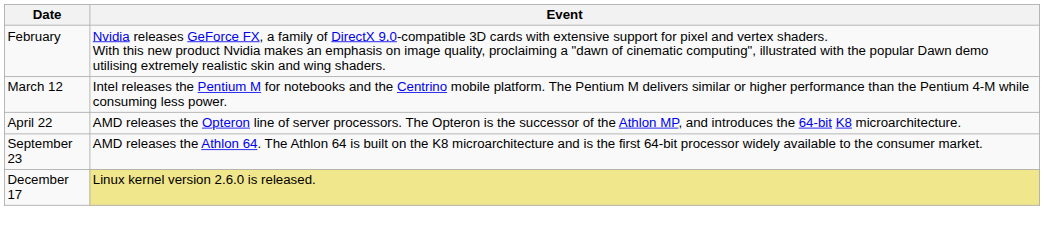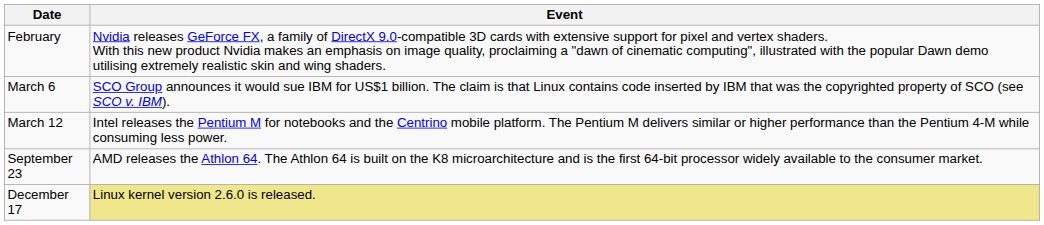+ row: (31, 87)
- row: (30, 123)
